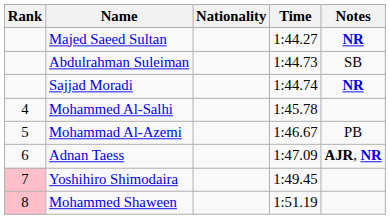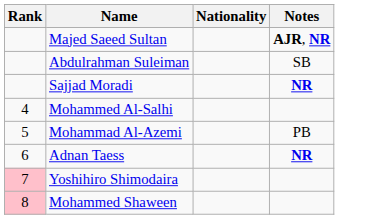- column: (295, 16)
(353, 39) NR -> (302, 39) AJR, NR
(353, 156) AJR, NR -> (302, 156) NR
